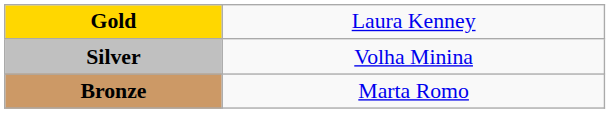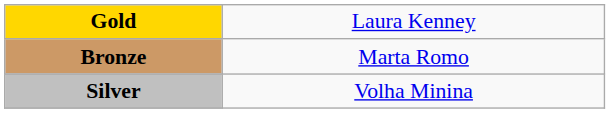rows swapped: (113, 56) <-> (113, 90)
